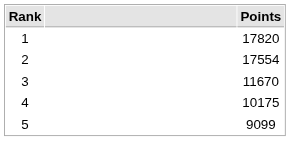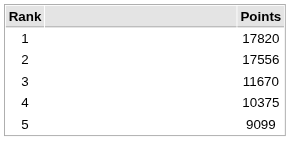(261, 60) 17554 -> (261, 60) 17556
(261, 103) 10175 -> (261, 103) 10375
